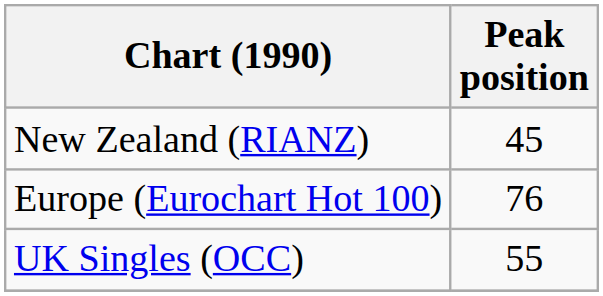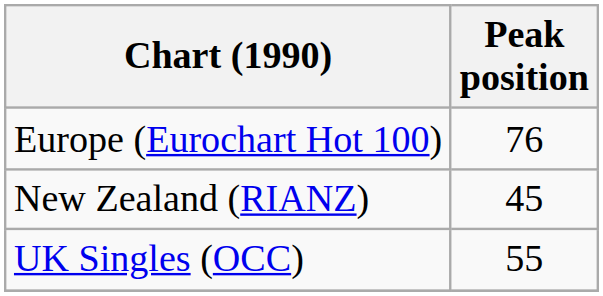rows swapped: (228, 198) <-> (192, 137)
